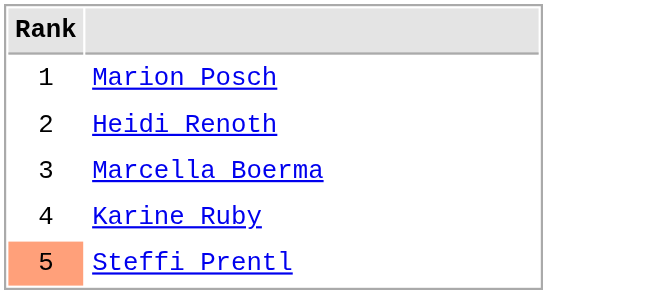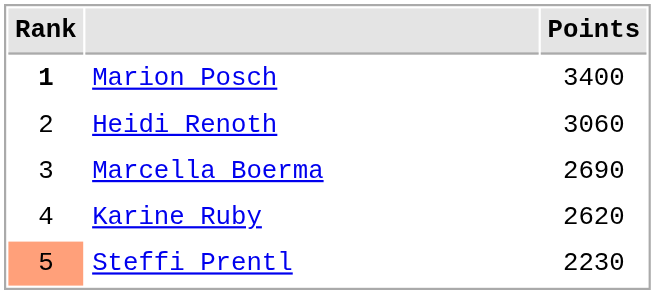+ column: (594, 30)
(46, 79) normal -> (46, 79) bold
